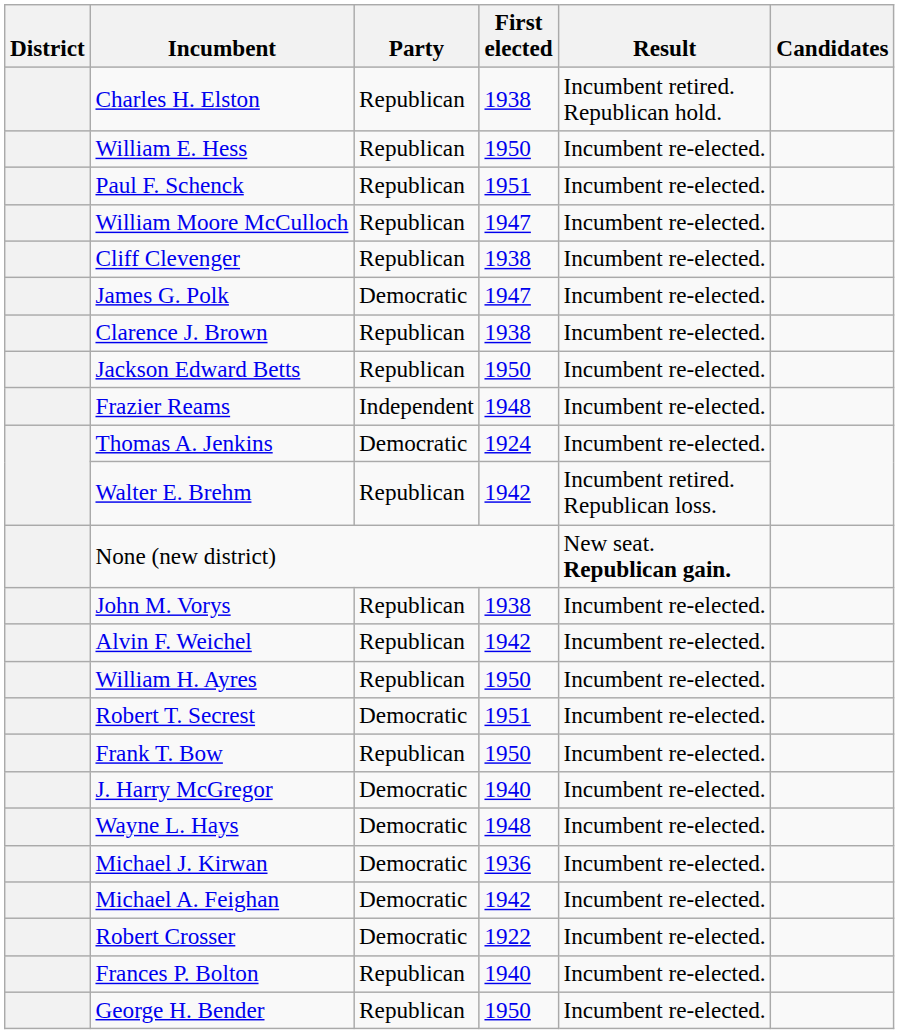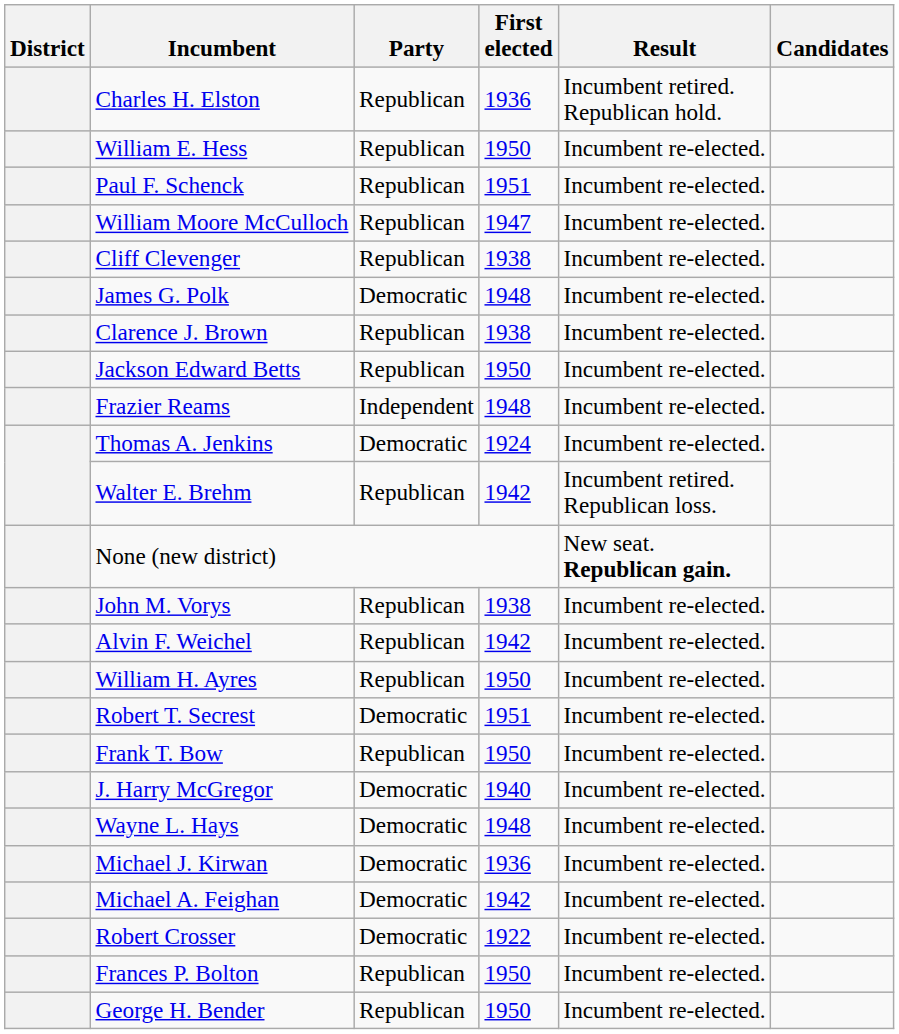(508, 98) 1938 -> (508, 98) 1936
(508, 295) 1947 -> (508, 295) 1948
(508, 973) 1940 -> (508, 973) 1950
